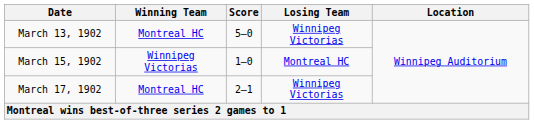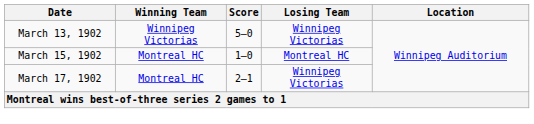(171, 34) Montreal HC -> (171, 34) Winnipeg Victorias
(171, 62) Winnipeg Victorias -> (171, 56) Montreal HC
